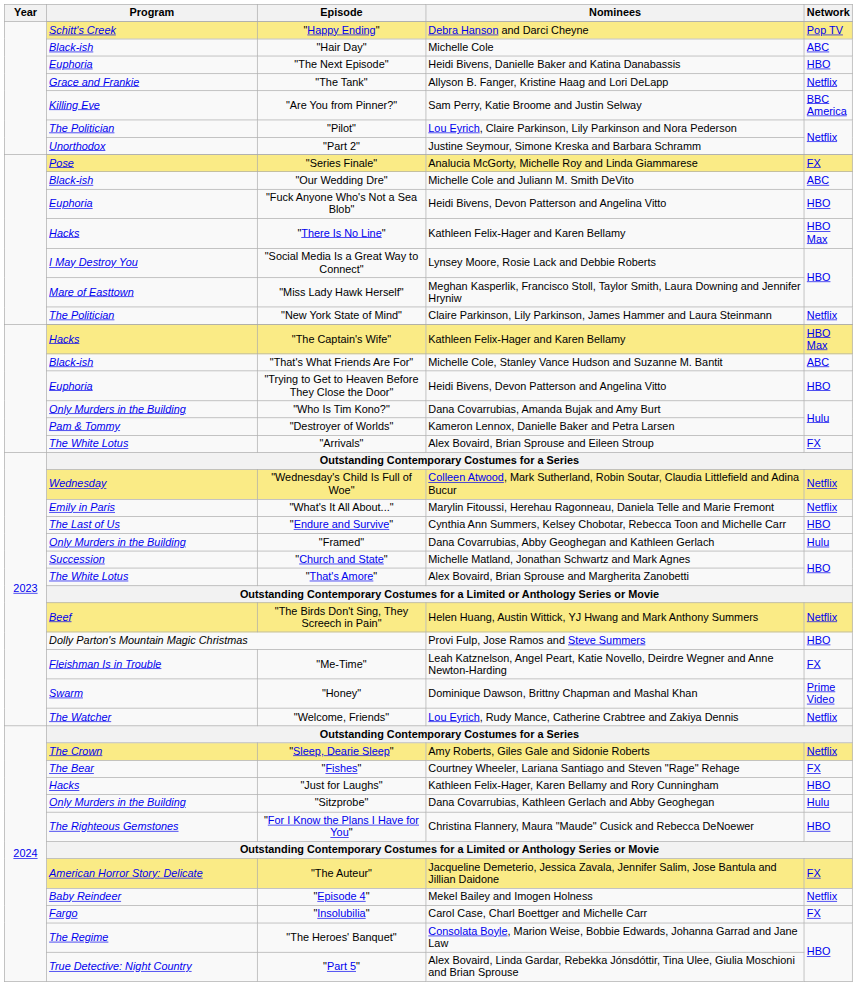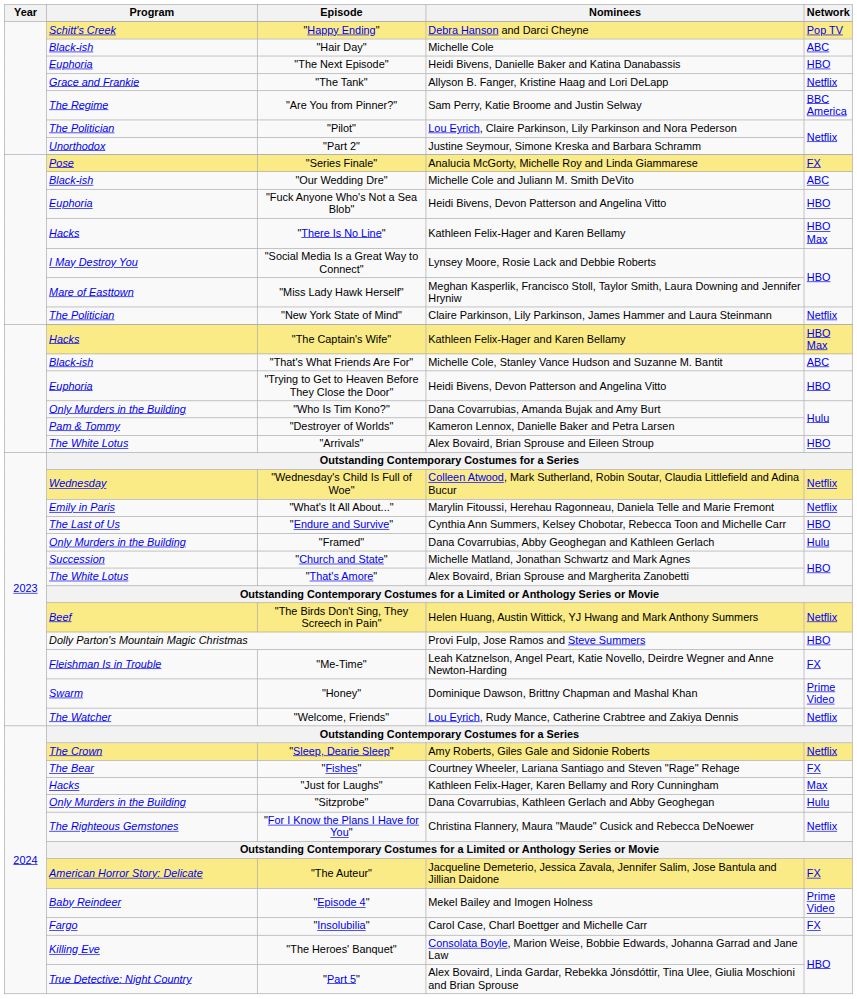(75, 105) Killing Eve -> (79, 105) The Regime
(814, 443) FX -> (819, 443) HBO
(819, 786) HBO -> (817, 786) Max
(819, 826) HBO -> (822, 826) Netflix
(822, 896) Netflix -> (821, 903) Prime Video
(79, 937) The Regime -> (75, 949) Killing Eve
